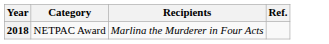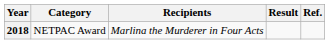+ column: (283, 13)
